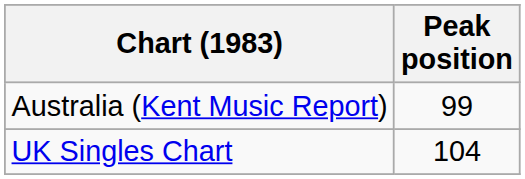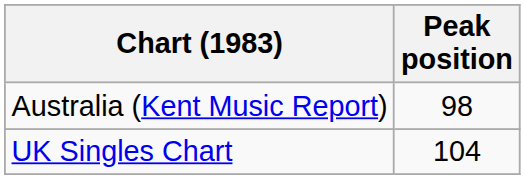(457, 105) 99 -> (457, 105) 98
